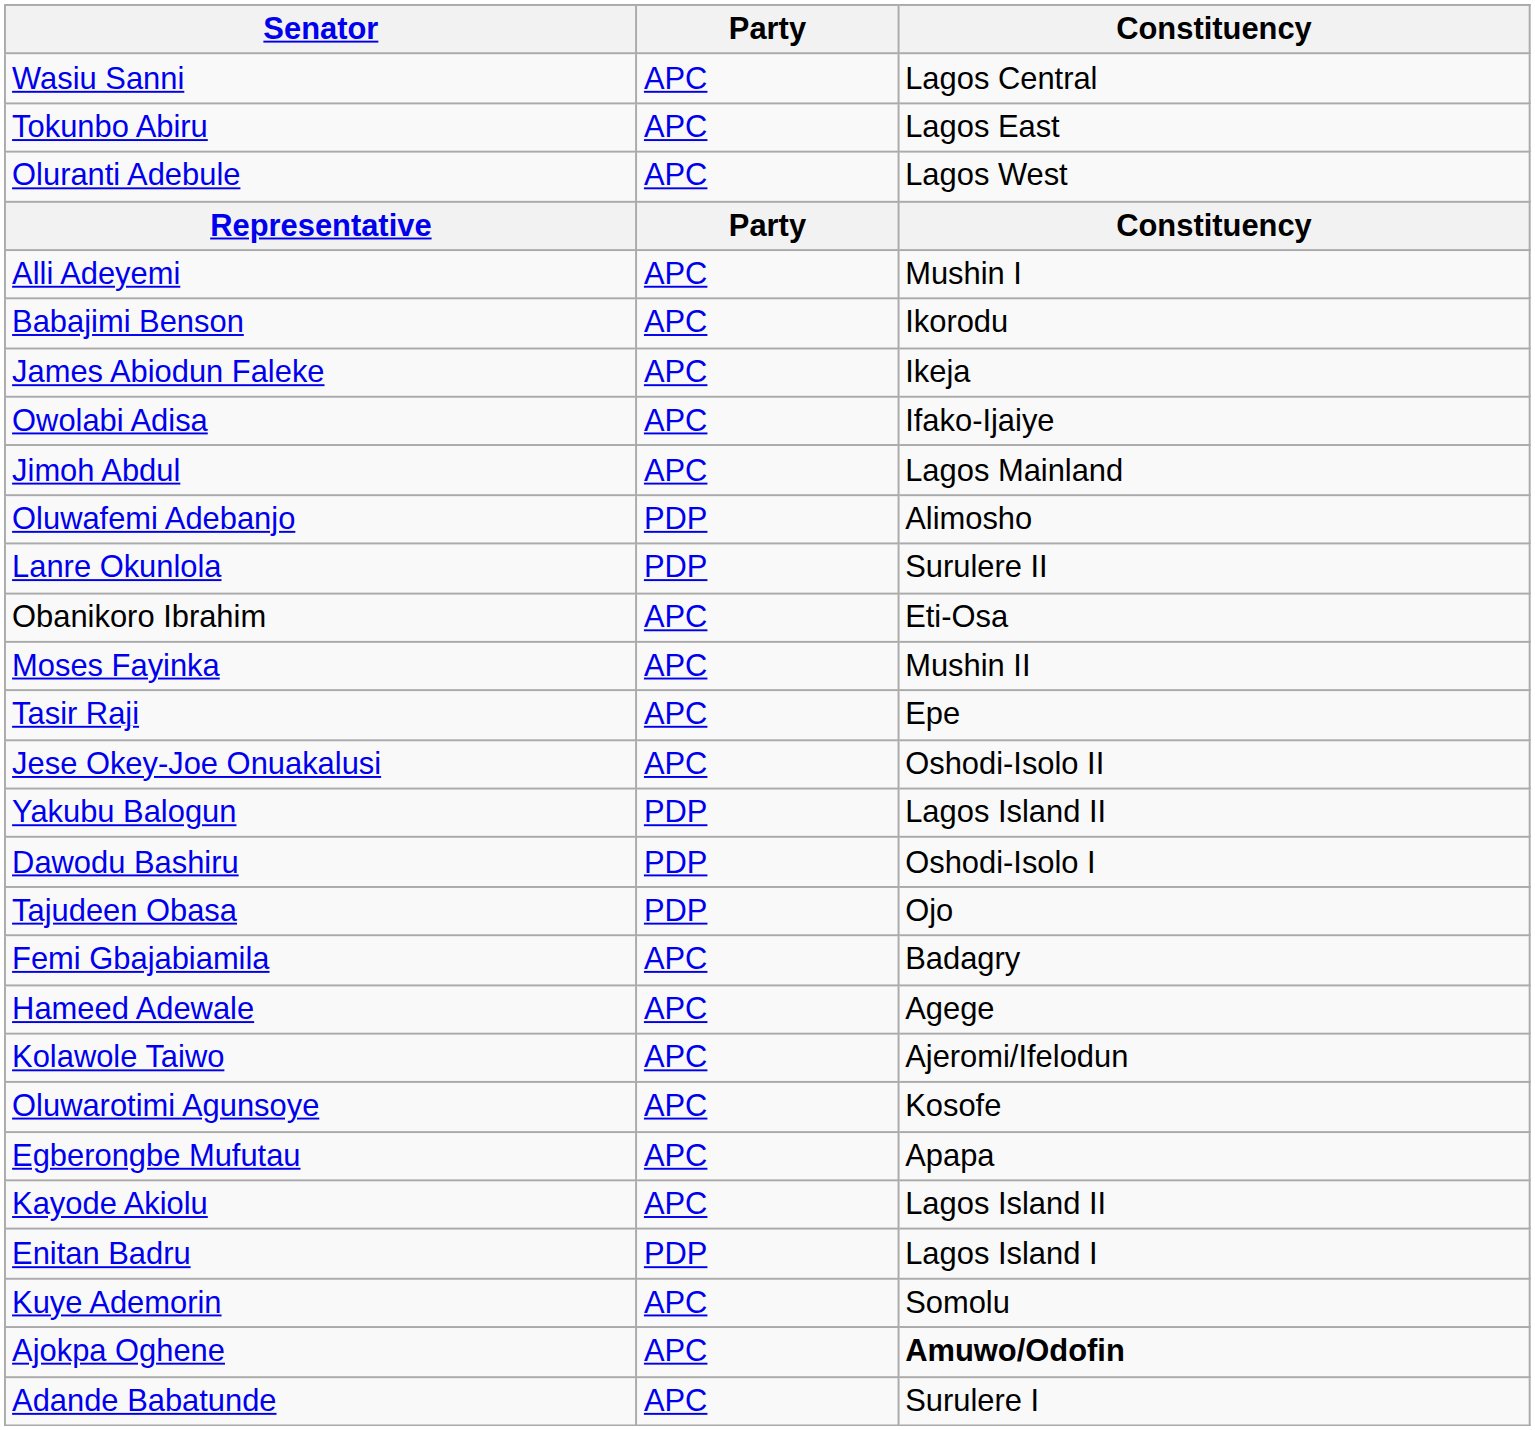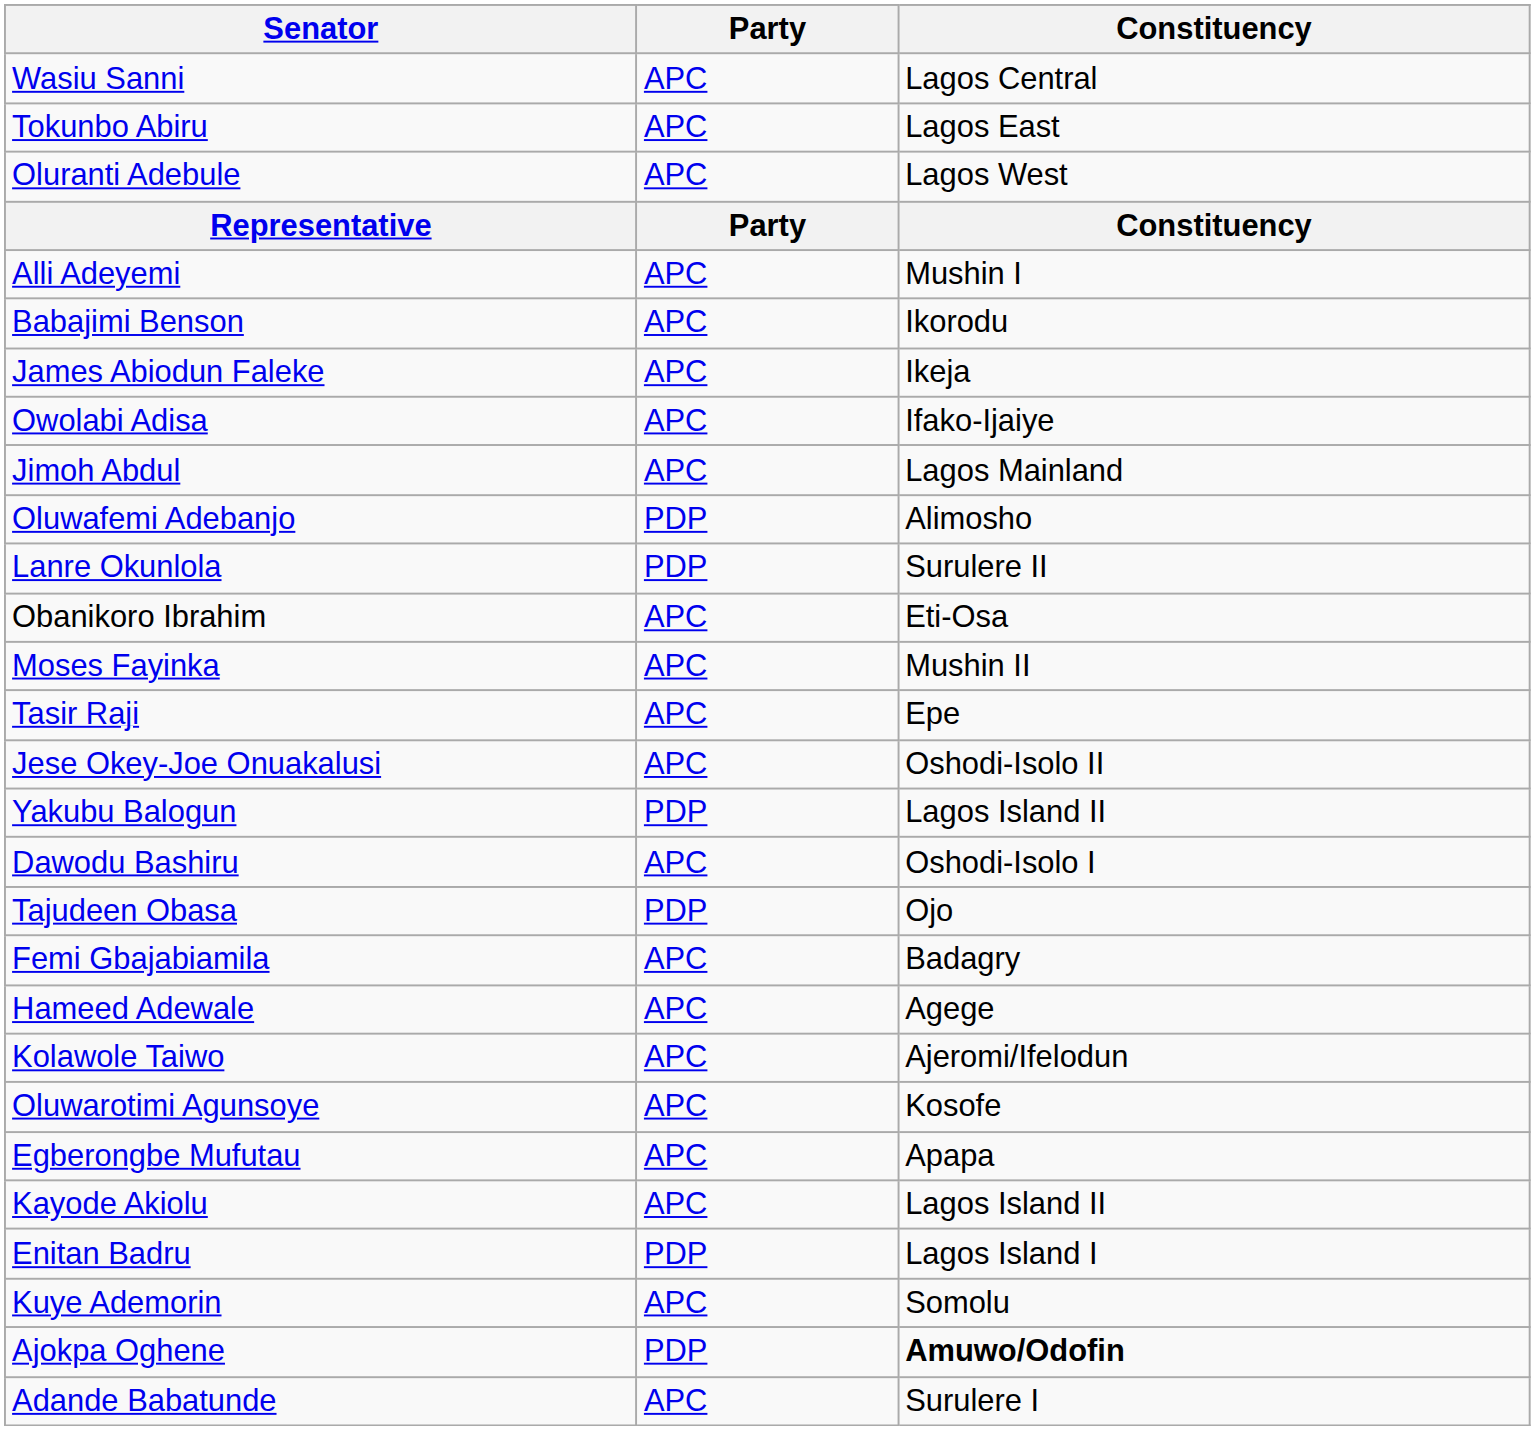(676, 861) PDP -> (676, 861) APC
(676, 1351) APC -> (676, 1351) PDP
